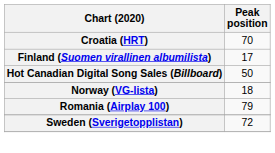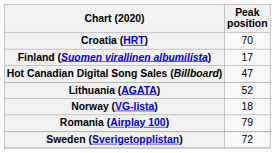(247, 73) 50 -> (247, 73) 47
+ row: (114, 90)
